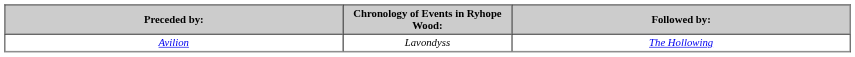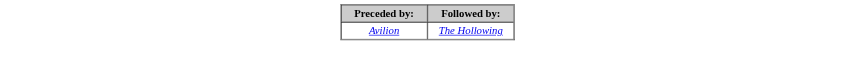- column: (427, 19)
